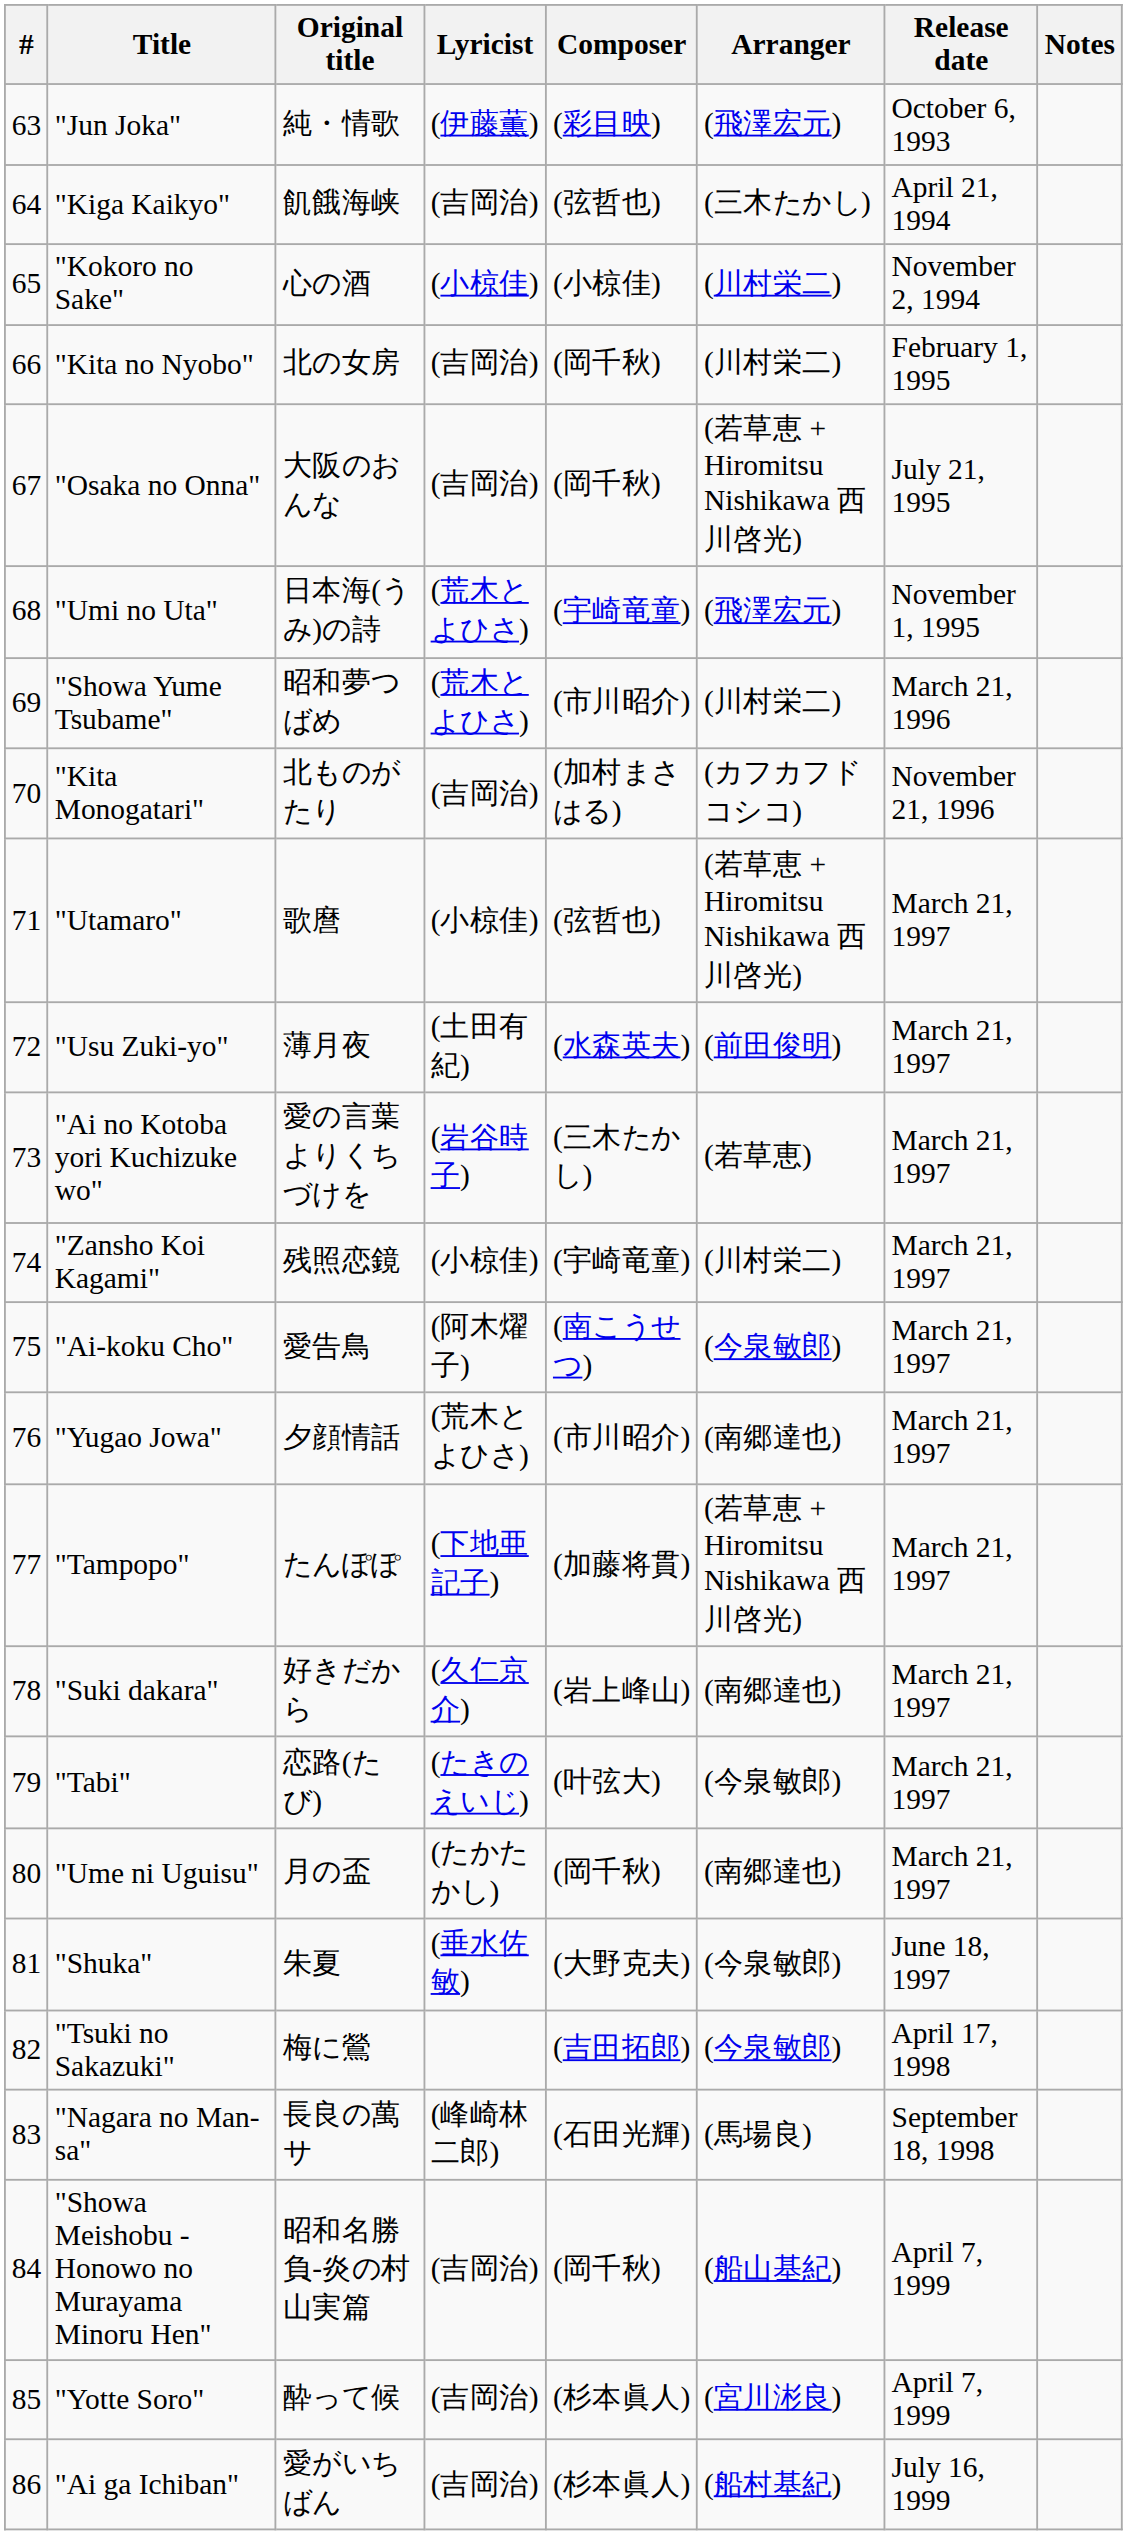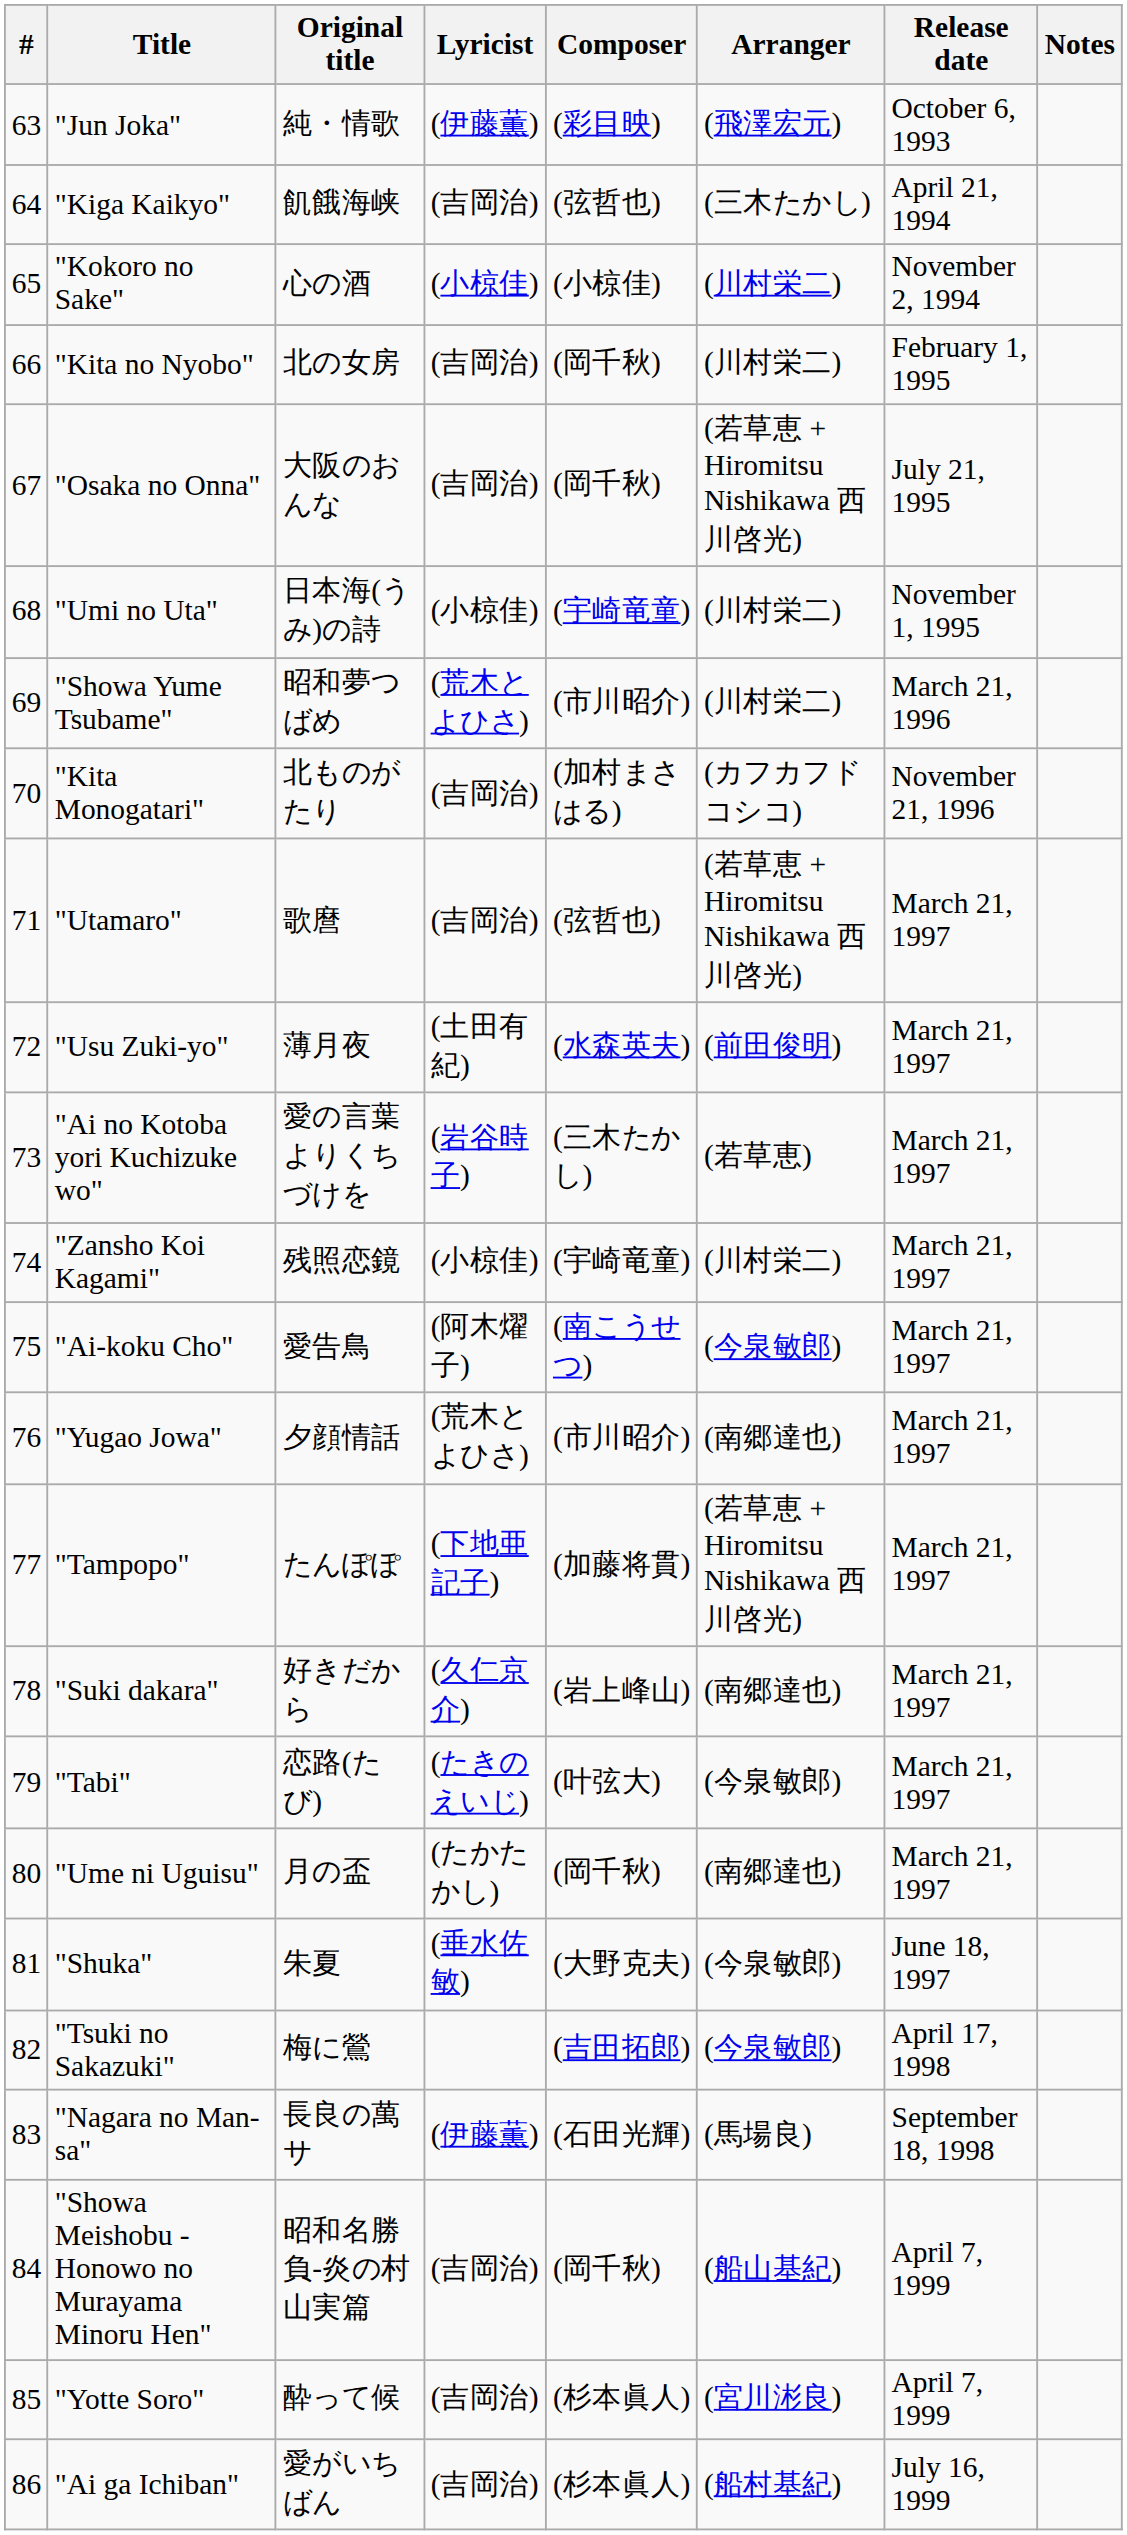(480, 610) (荒木とよひさ) -> (485, 610) (小椋佳)
(773, 610) (飛澤宏元) -> (773, 610) (川村栄二)
(485, 919) (小椋佳) -> (485, 919) (吉岡治)
(480, 2133) (峰崎林二郎) -> (485, 2133) (伊藤薫)
